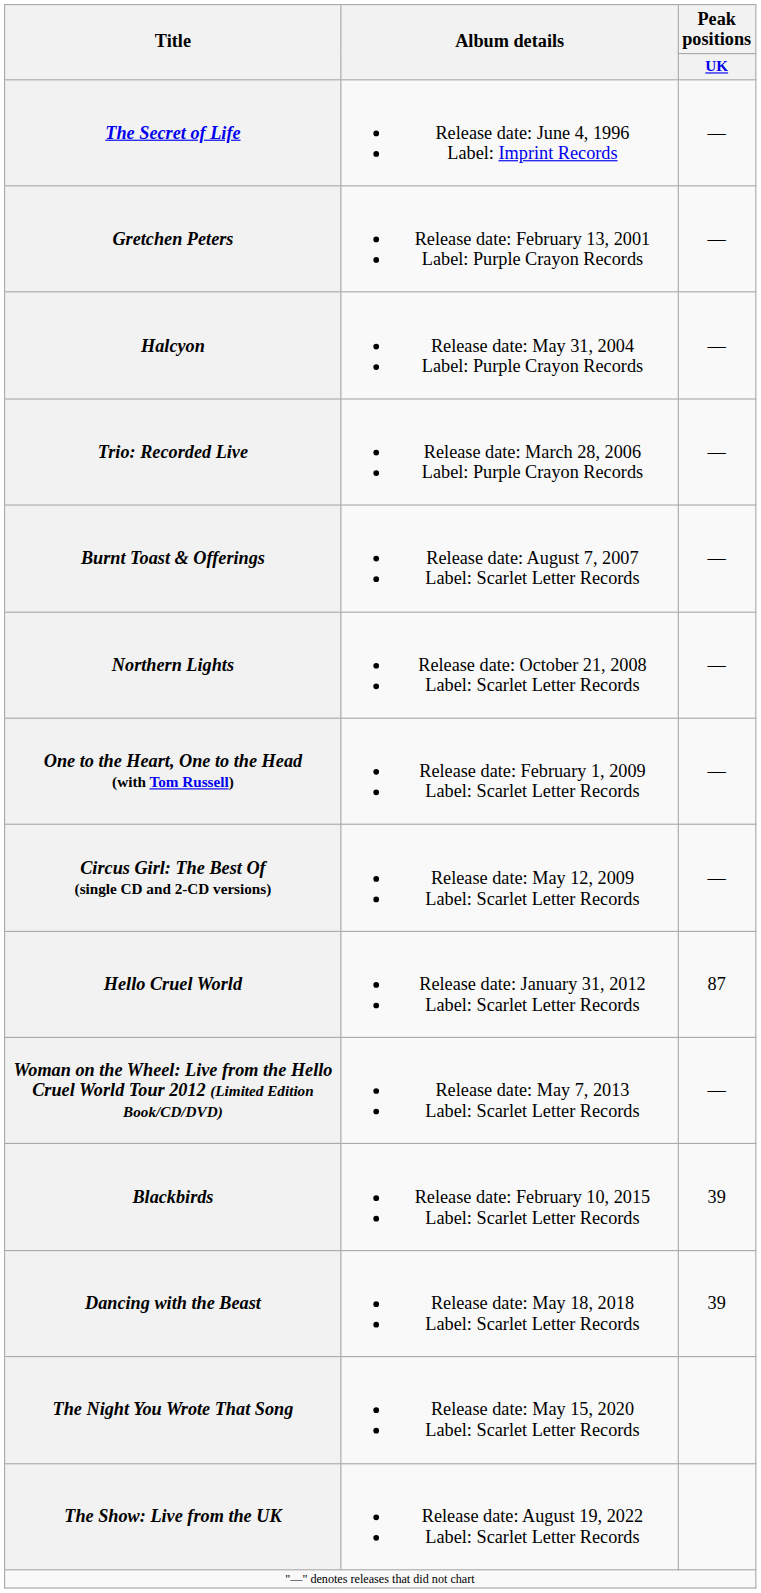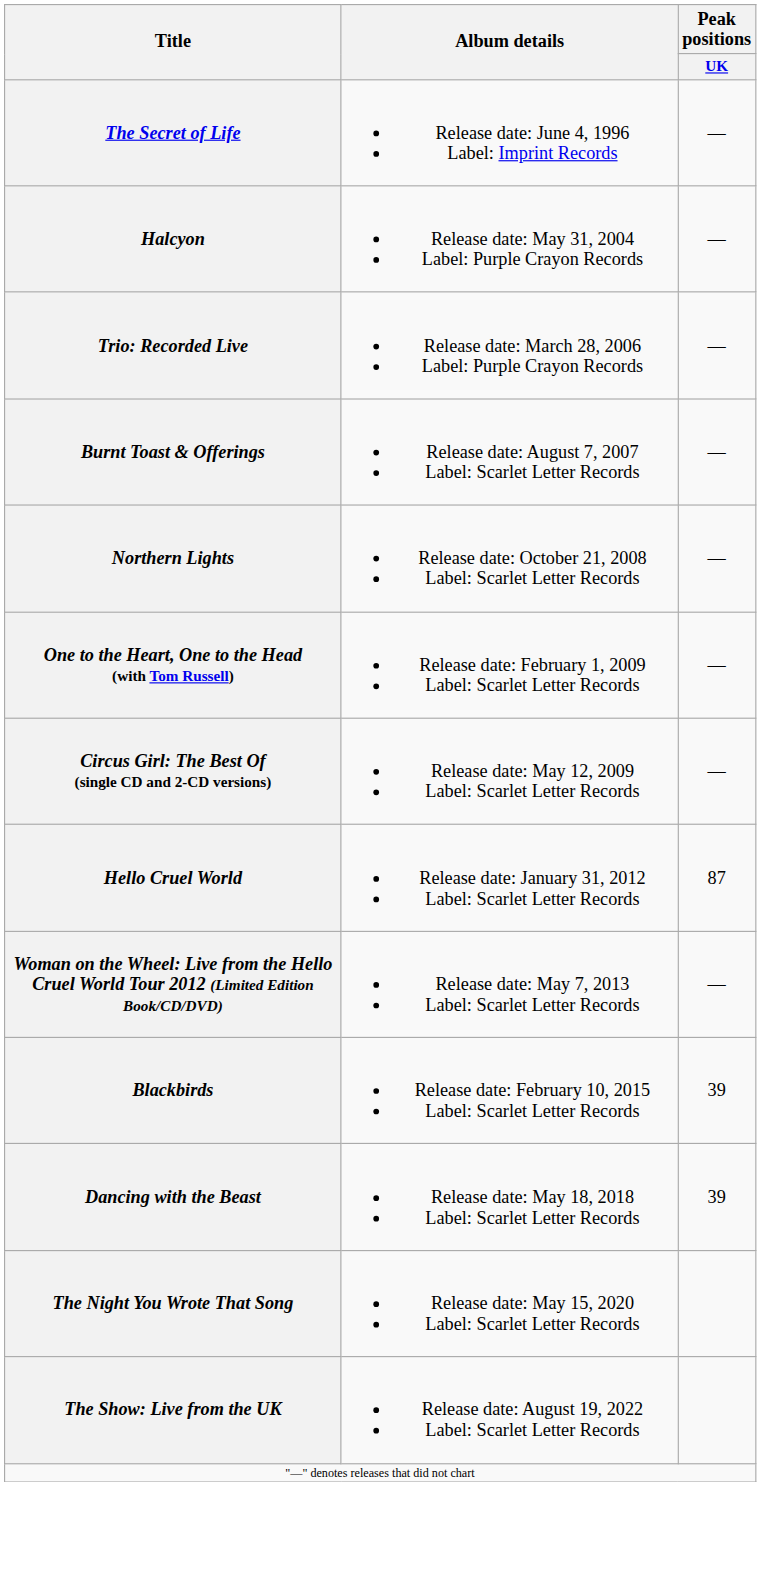- row: (173, 239)
